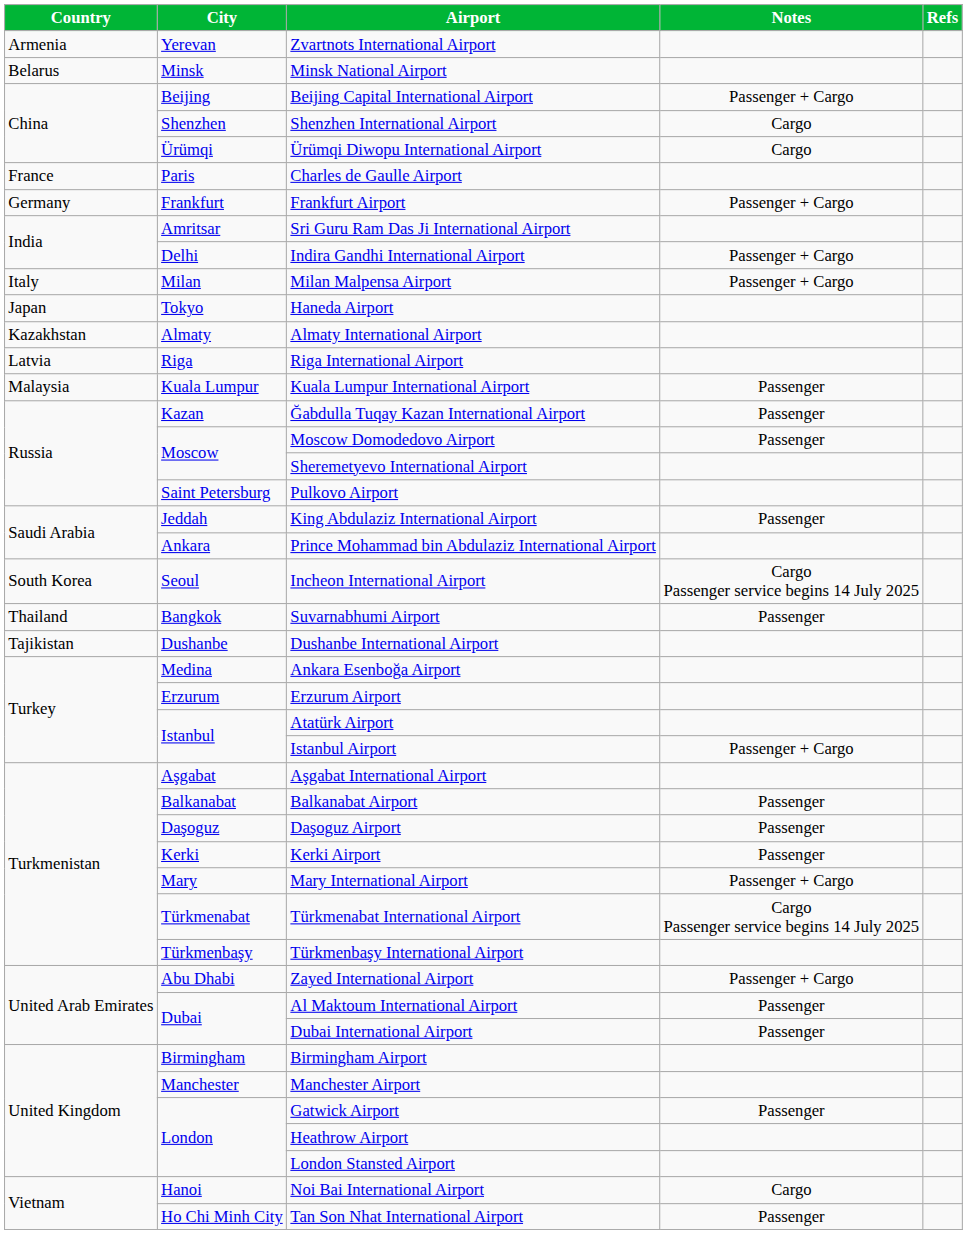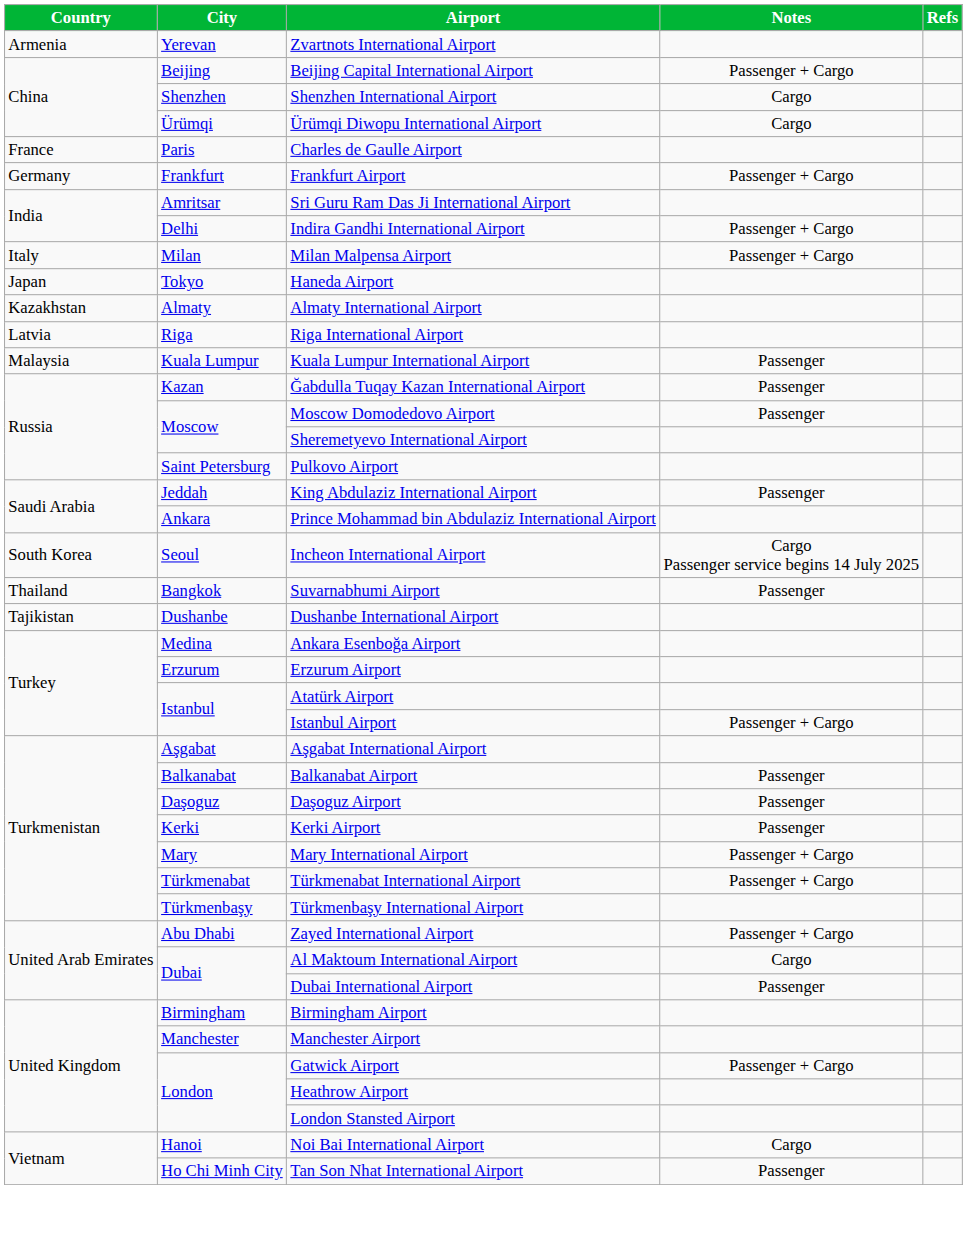- row: (368, 70)
(791, 916) Cargo Passenger service begins 14 July 2025 -> (791, 880) Passenger + Cargo
(791, 1005) Passenger -> (791, 960) Cargo
(791, 1110) Passenger -> (791, 1065) Passenger + Cargo
